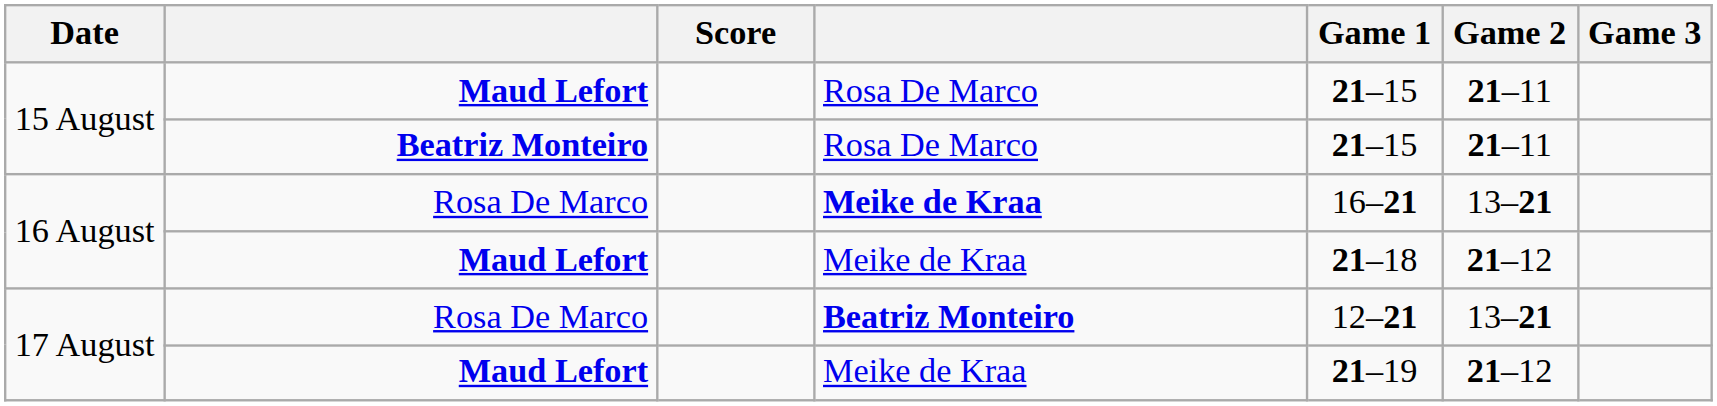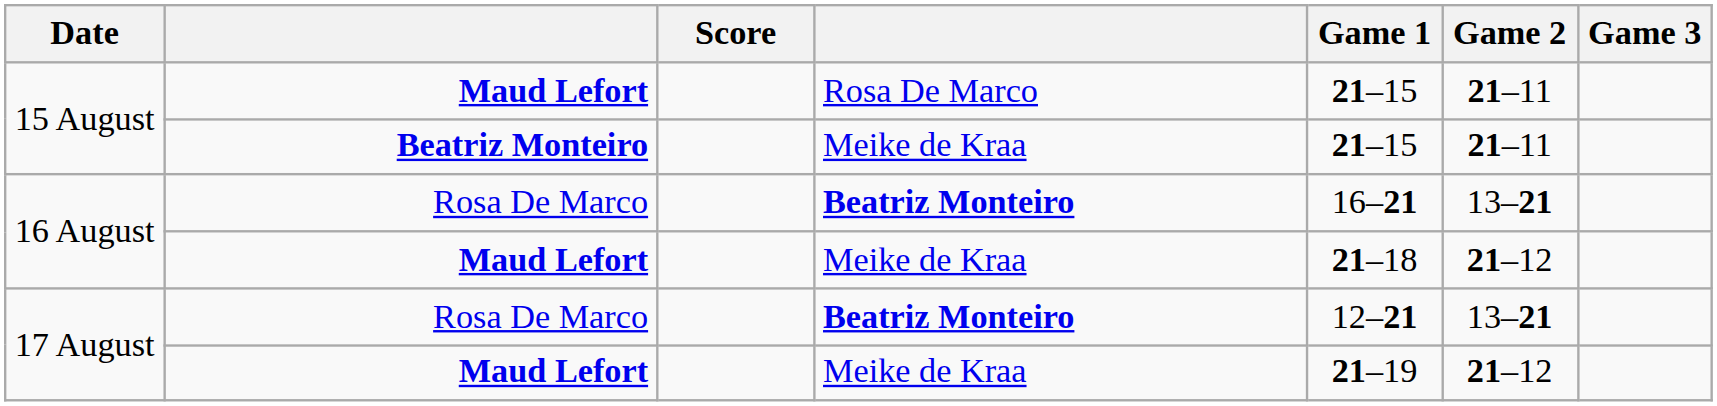(931, 146) Rosa De Marco -> (925, 146) Meike de Kraa
(932, 202) Meike de Kraa -> (949, 202) Beatriz Monteiro
